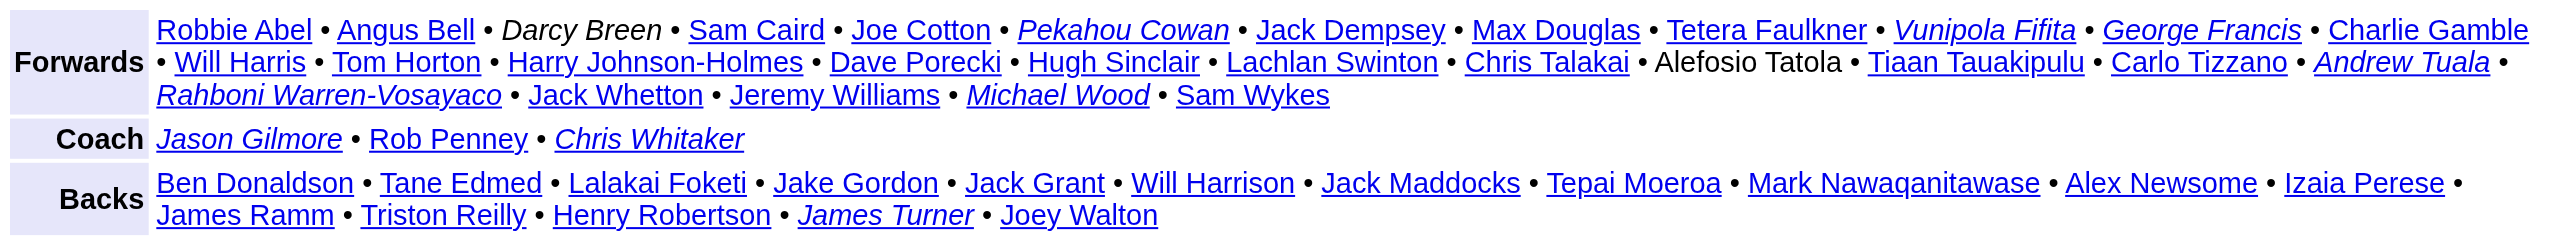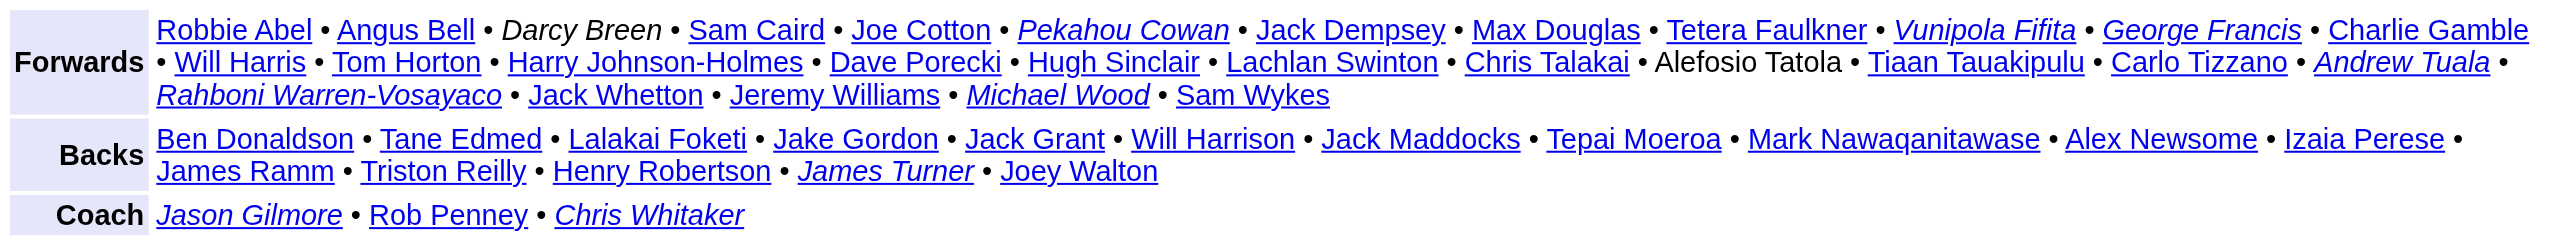rows swapped: (102, 199) <-> (100, 139)
